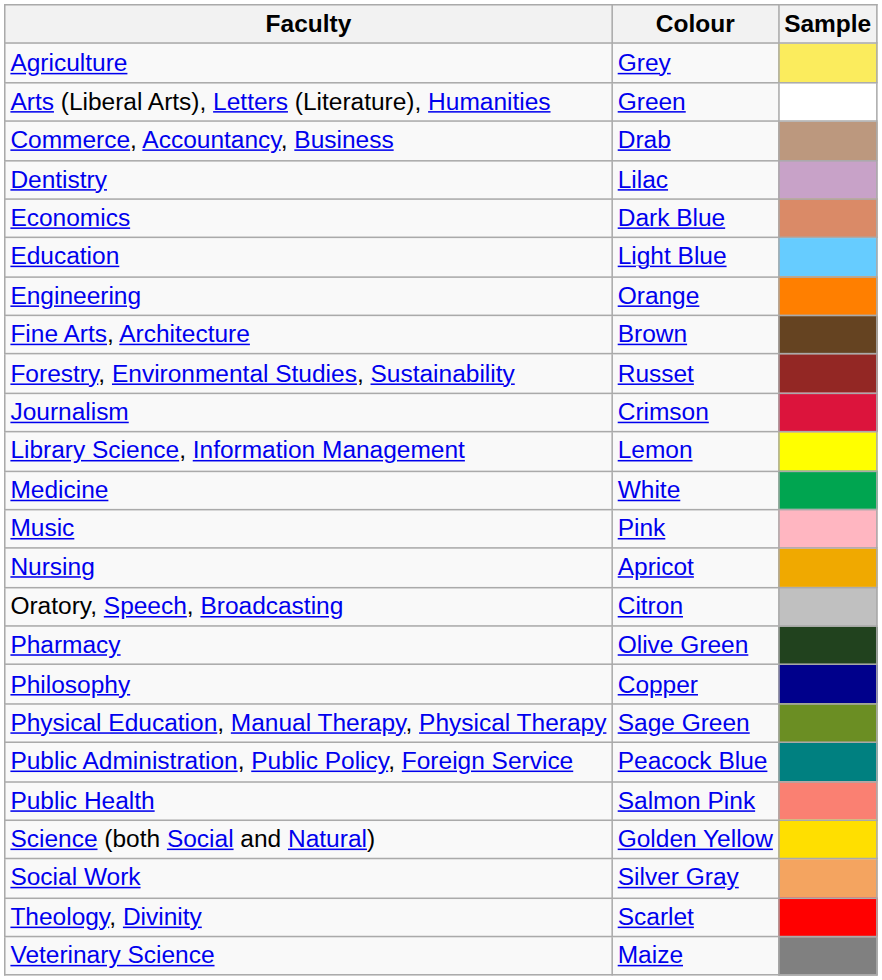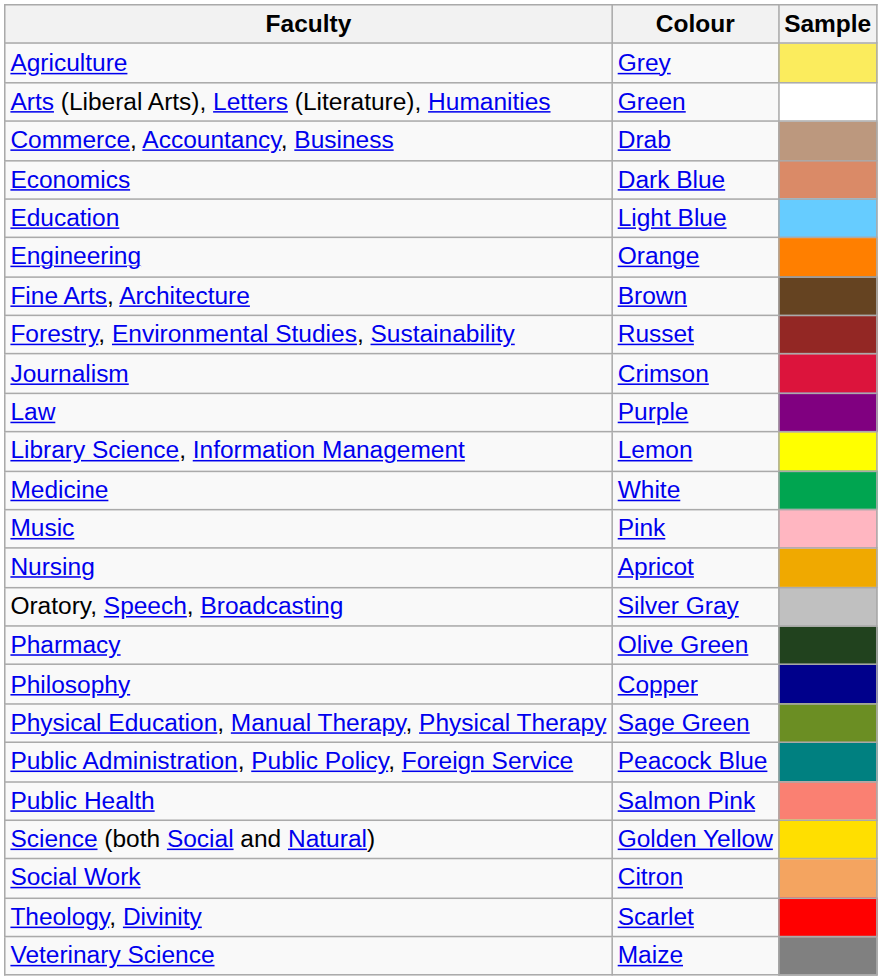- row: (59, 179)
+ row: (33, 412)
(650, 606) Citron -> (678, 606) Silver Gray
(678, 878) Silver Gray -> (650, 878) Citron
